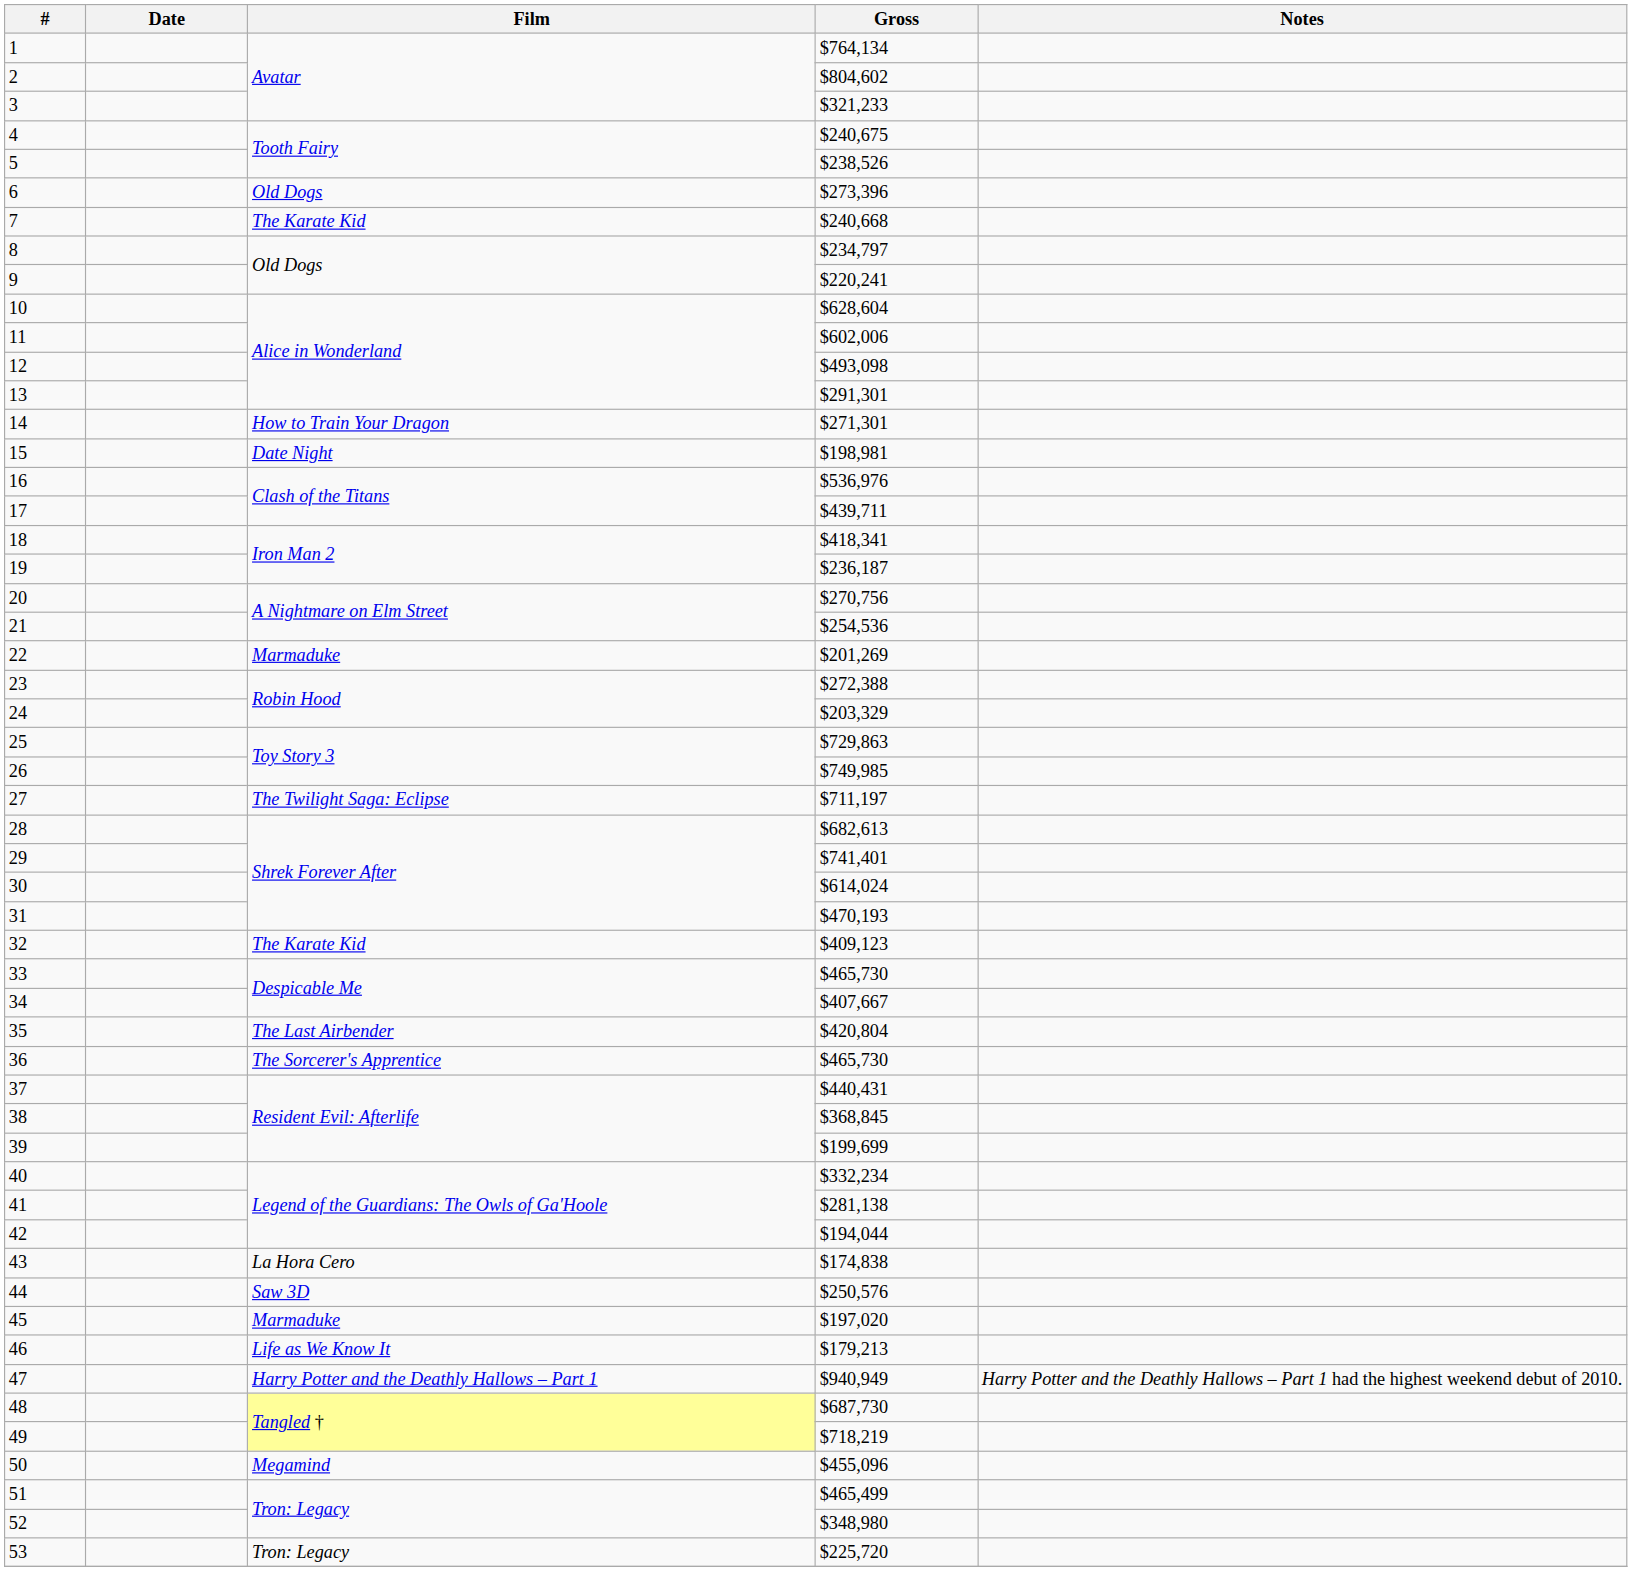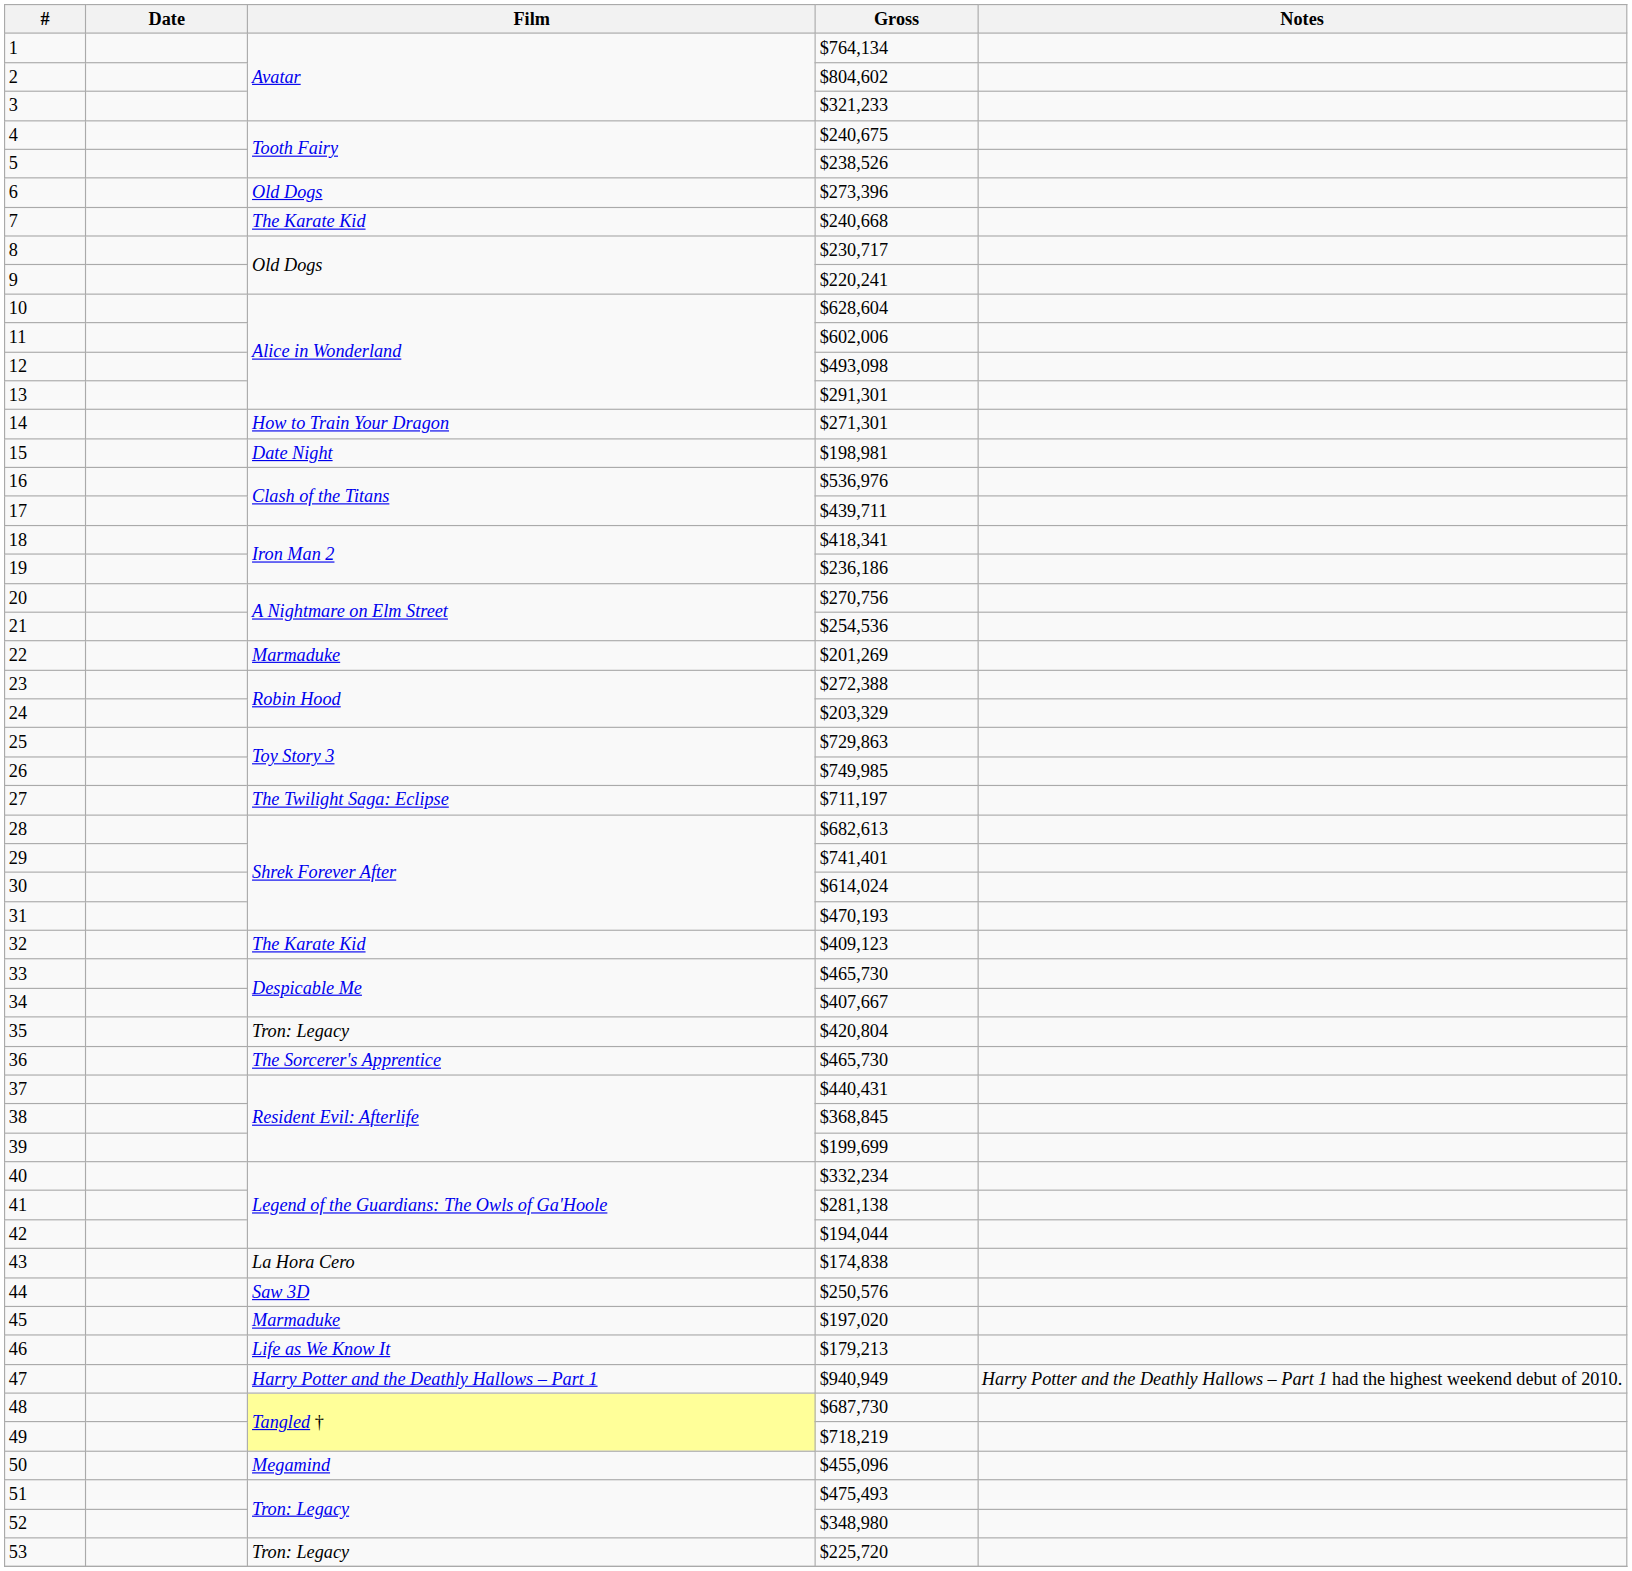(854, 250) $234,797 -> (854, 250) $230,717
(854, 568) $236,187 -> (854, 568) $236,186
(323, 1031) The Last Airbender -> (301, 1031) Tron: Legacy
(854, 1494) $465,499 -> (854, 1494) $475,493
